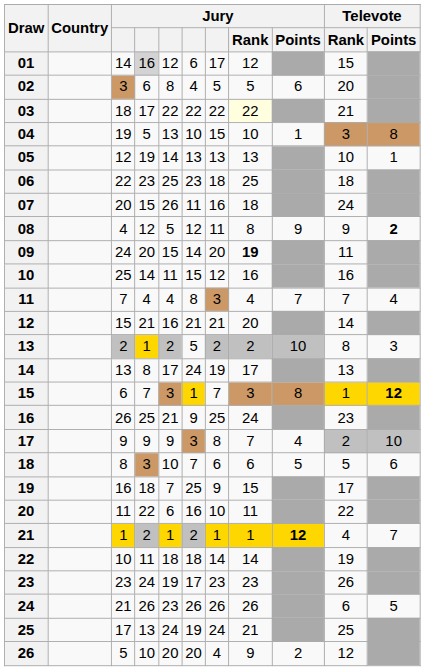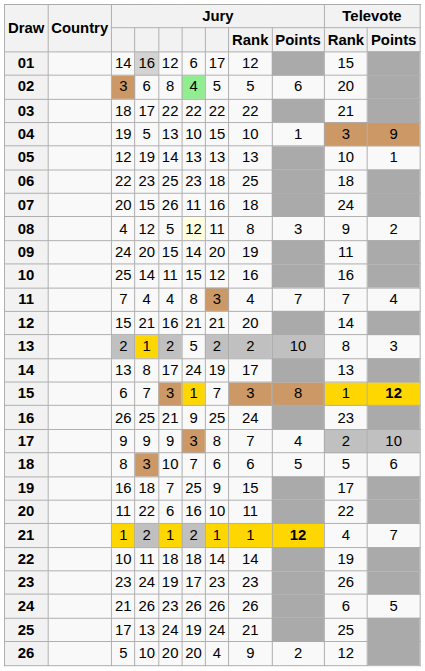(194, 87) no background -> (194, 87) lightgreen background
(250, 110) lightyellow background -> (250, 110) no background
(394, 134) 8 -> (394, 134) 9
(194, 228) no background -> (194, 228) lightyellow background
(298, 228) 9 -> (298, 228) 3
(394, 228) bold -> (394, 228) normal
(250, 252) bold -> (250, 252) normal
